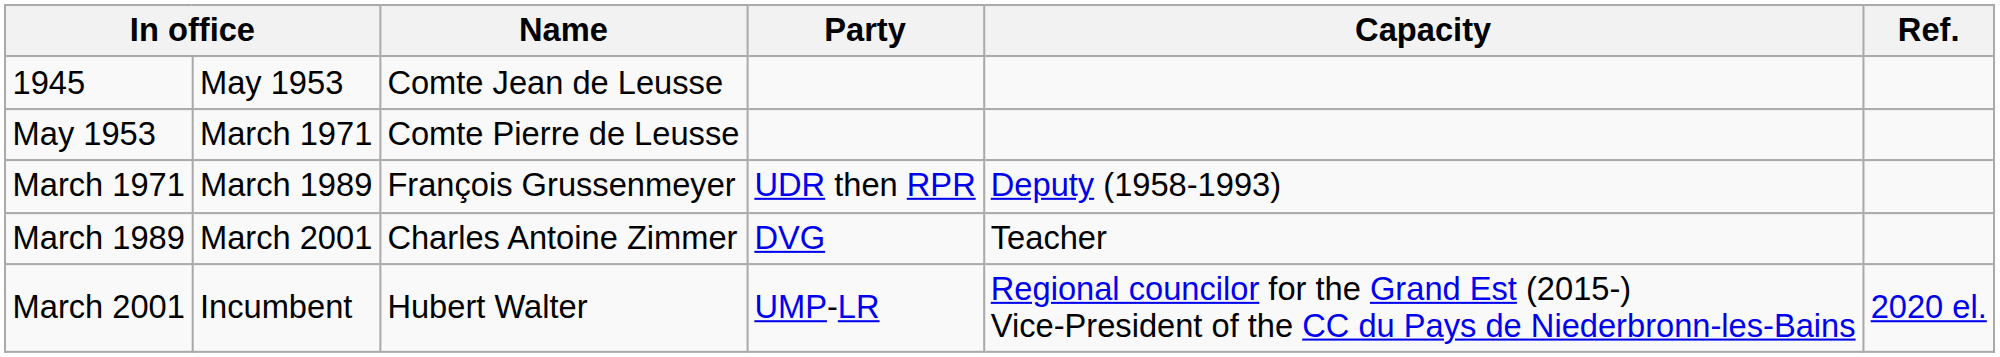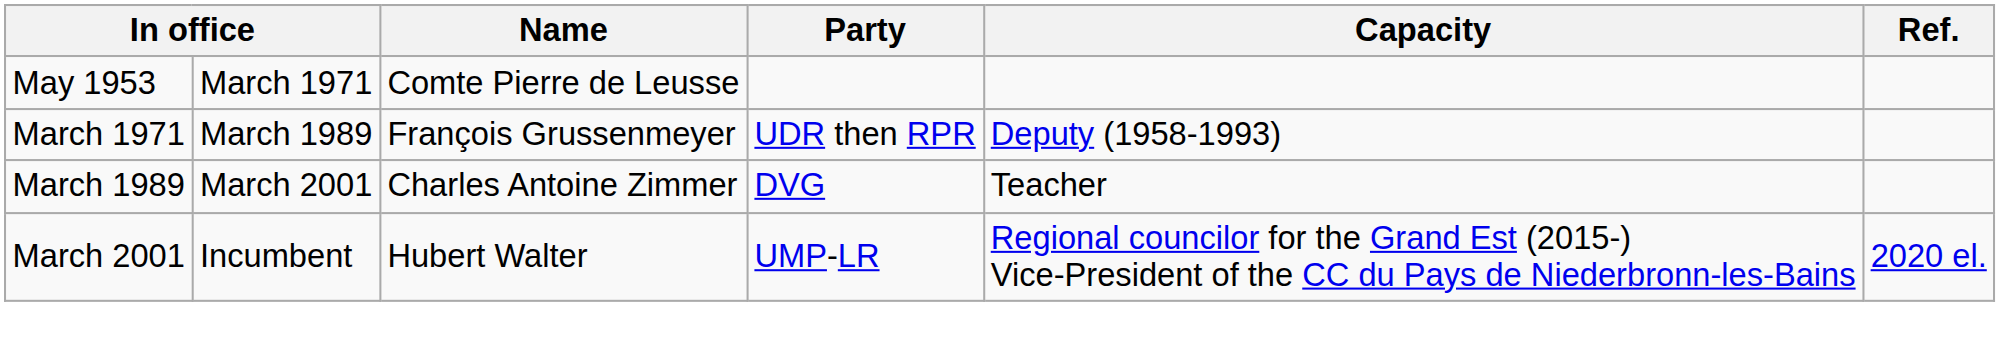- row: (49, 82)
